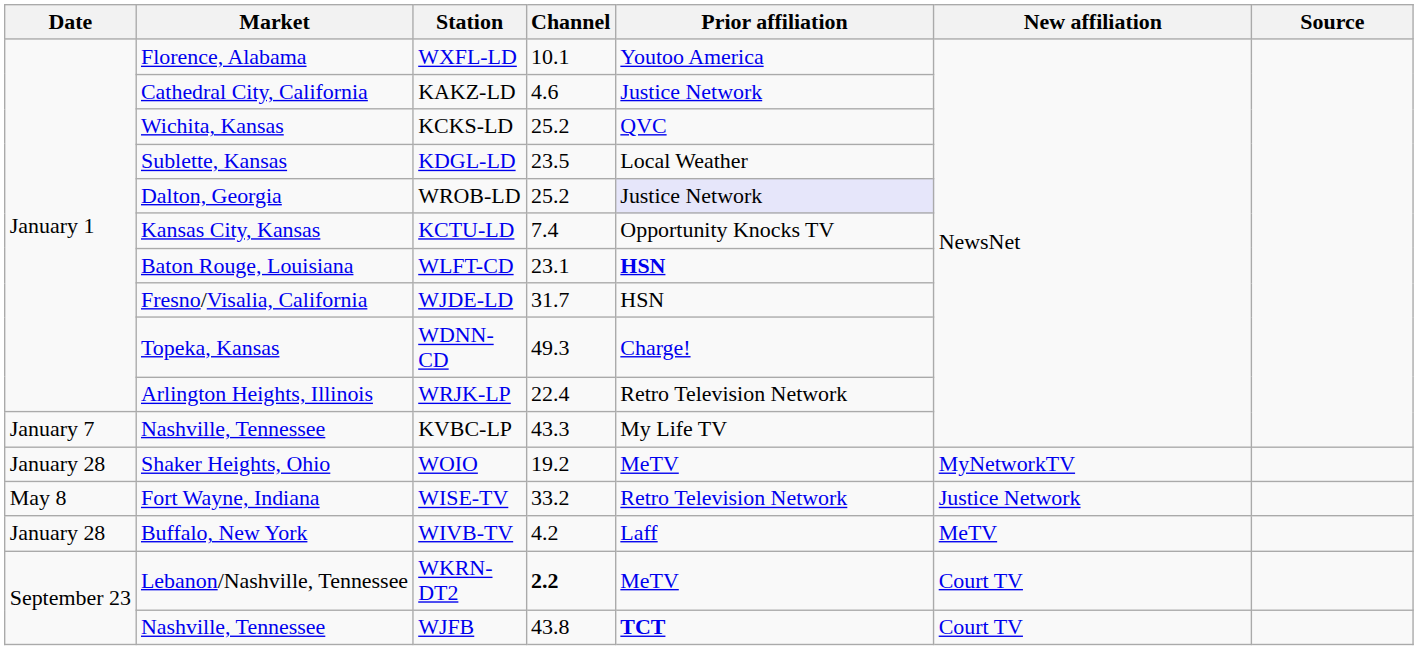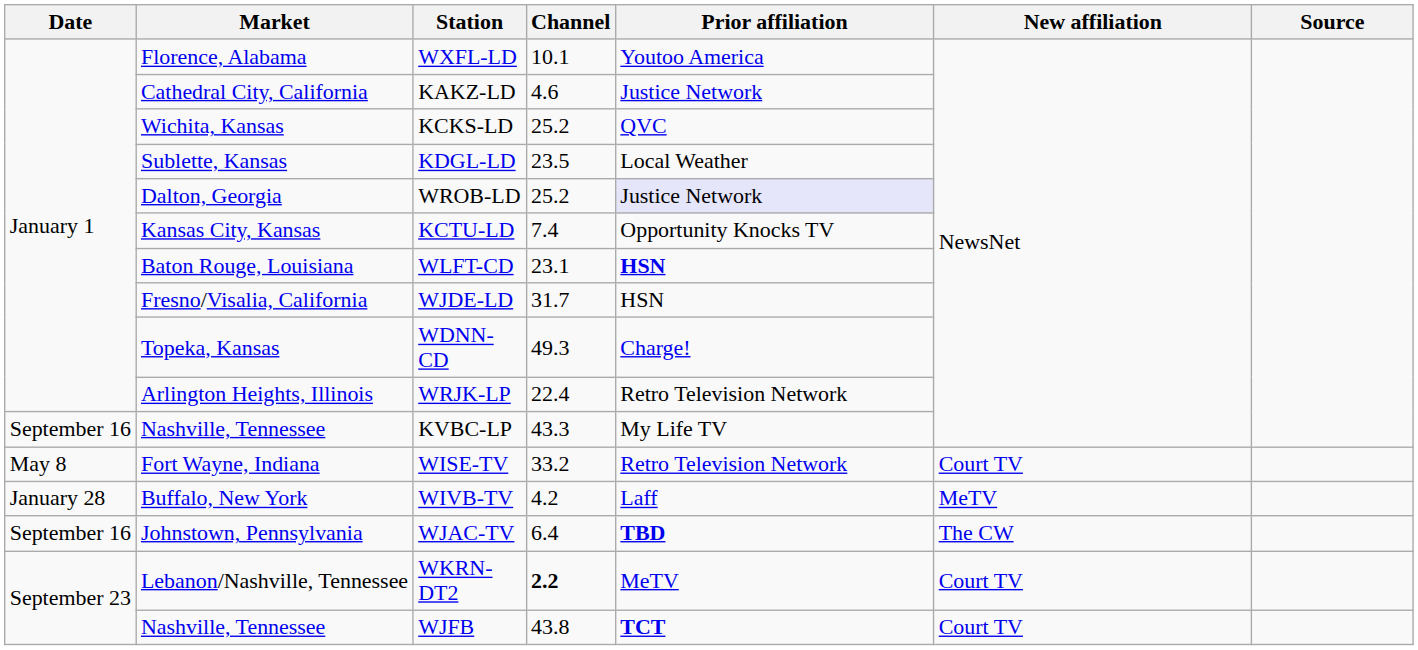(52, 428) January 7 -> (70, 428) September 16
- row: (448, 463)
(1010, 498) Justice Network -> (981, 463) Court TV
+ row: (466, 533)
